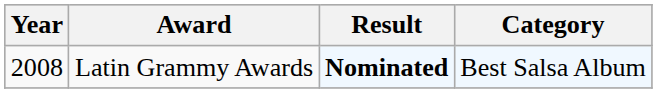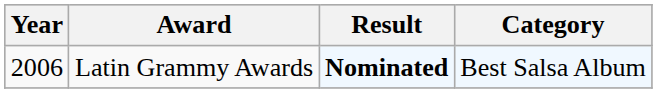(37, 66) 2008 -> (37, 66) 2006
